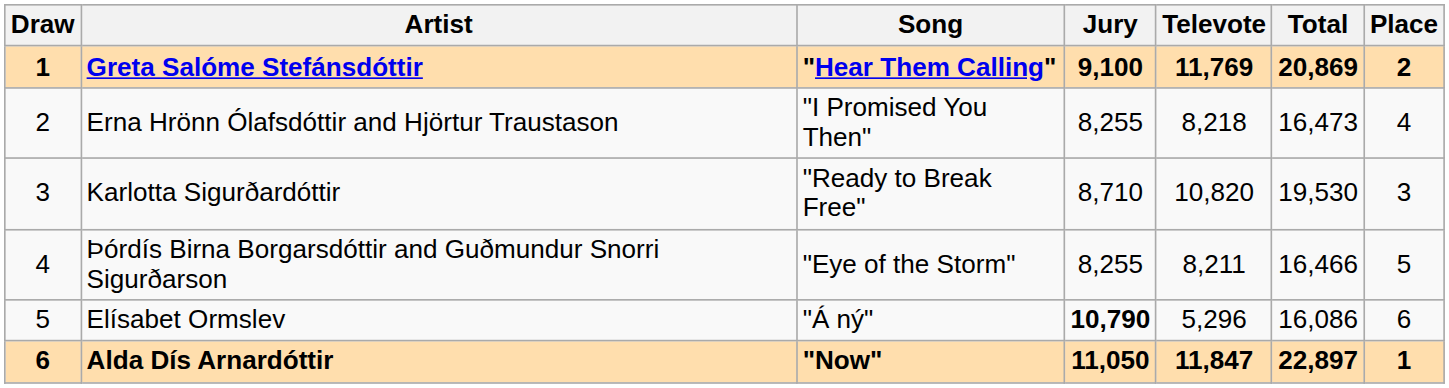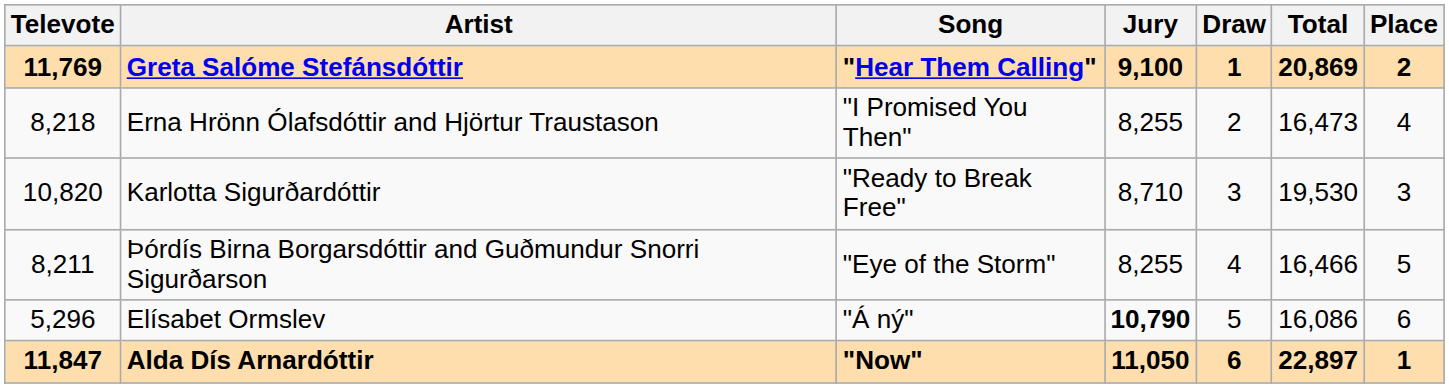columns swapped: (43, 25) <-> (1214, 25)
